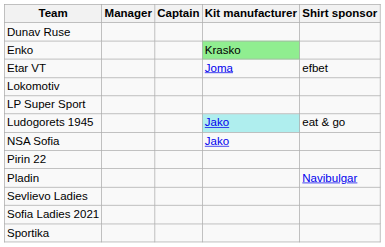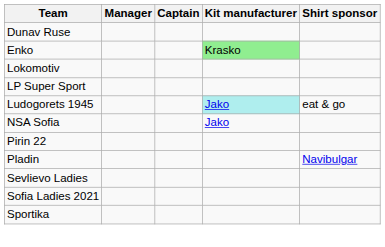- row: (27, 68)
